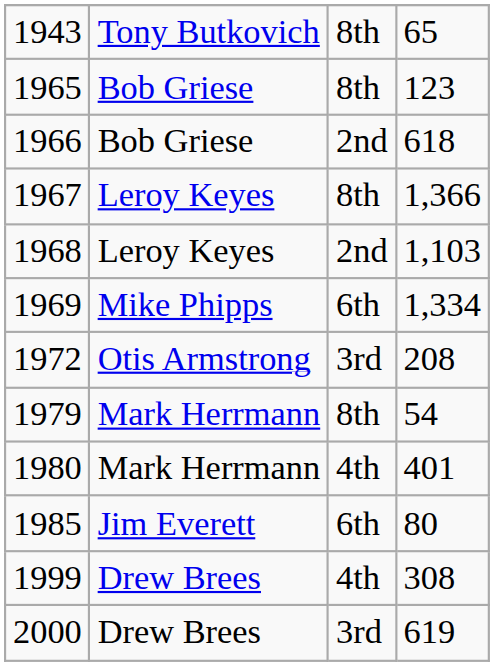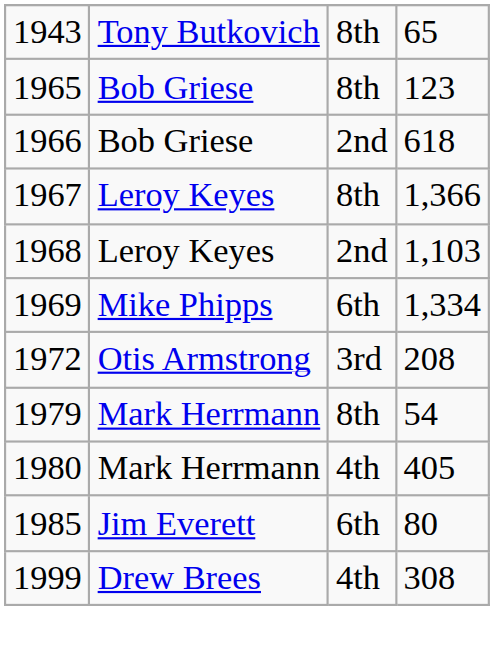(429, 468) 401 -> (429, 468) 405
- row: (47, 631)
